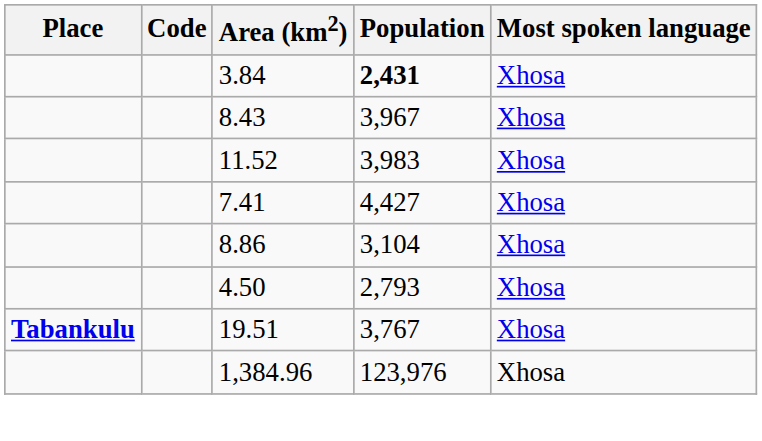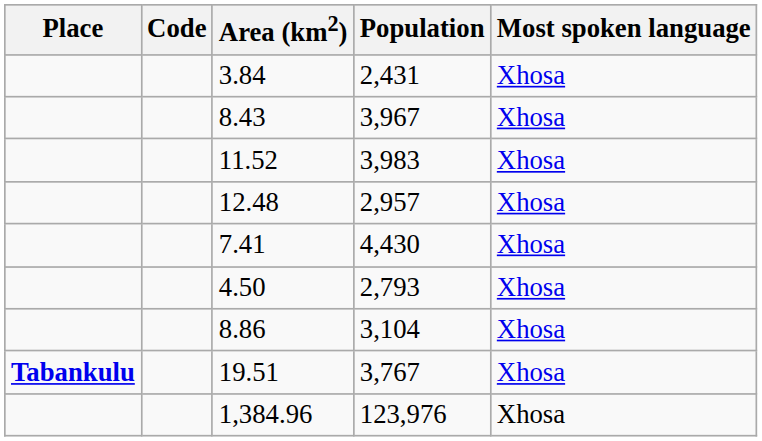(390, 75) bold -> (390, 75) normal
+ row: (249, 202)
(390, 202) 4,427 -> (390, 244) 4,430
rows swapped: (242, 244) <-> (242, 287)
